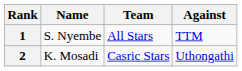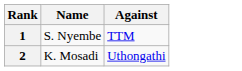- column: (138, 14)
